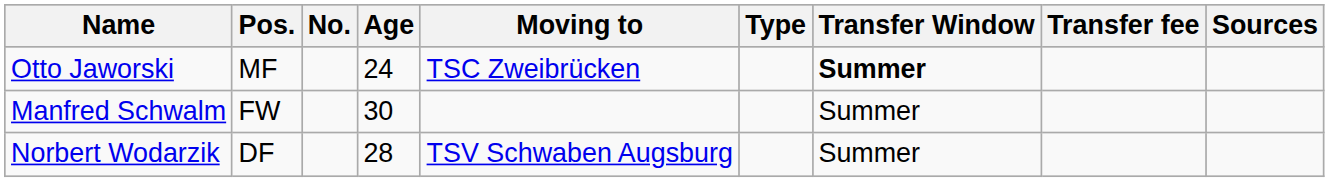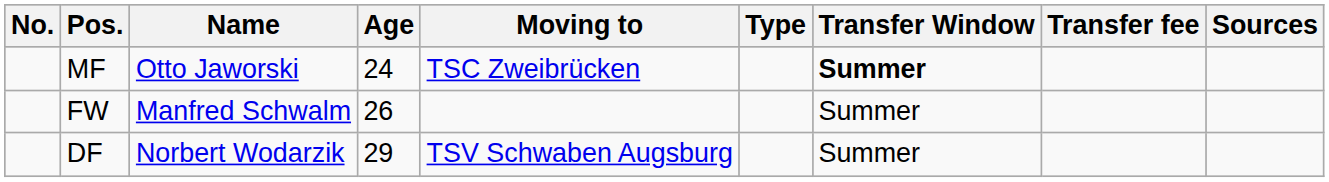columns swapped: (329, 25) <-> (119, 25)
(378, 111) 30 -> (378, 111) 26
(378, 153) 28 -> (378, 153) 29
